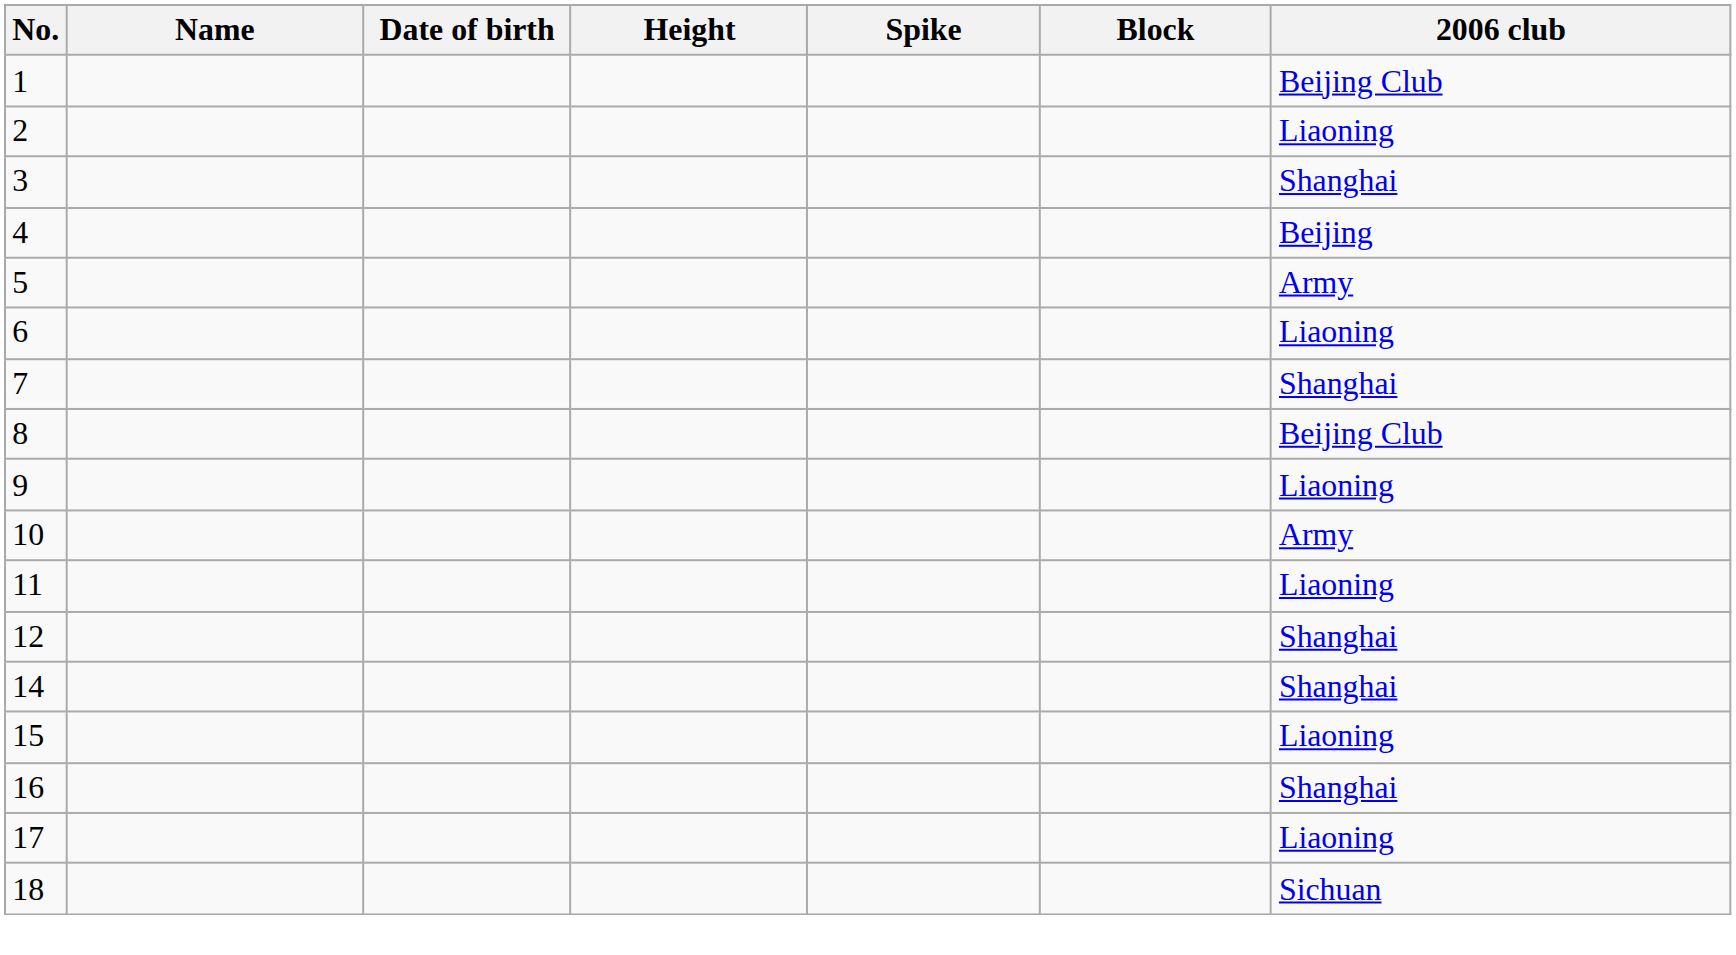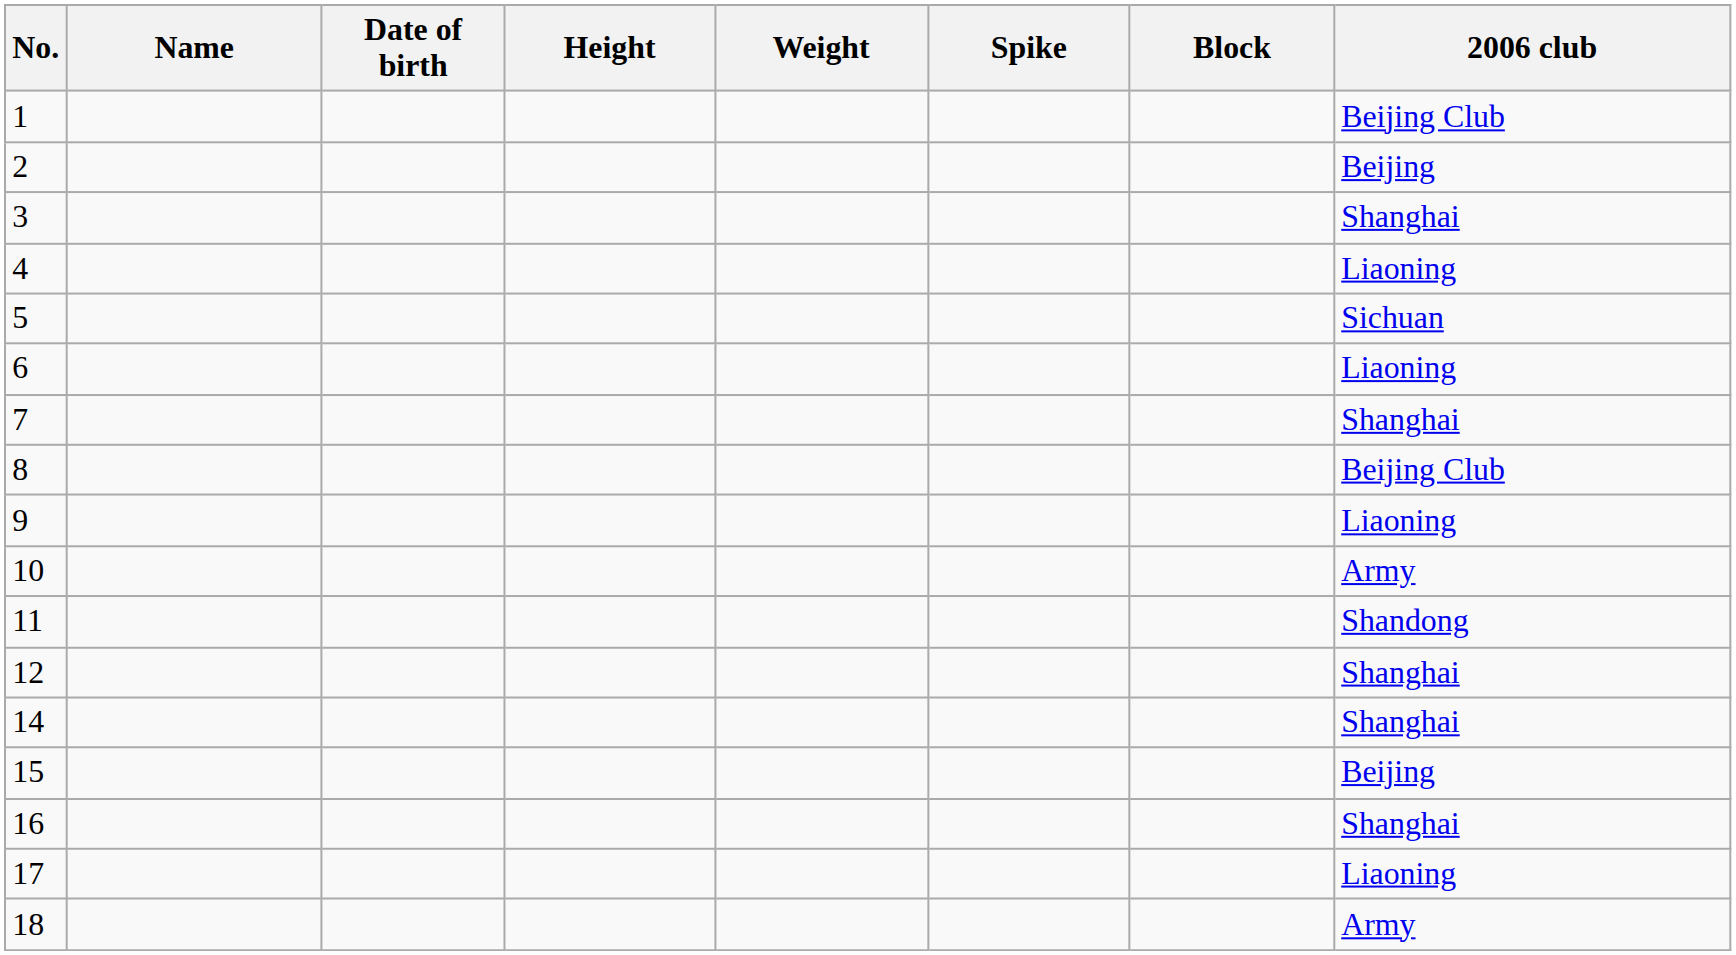+ column: (821, 47)
(1336, 130) Liaoning -> (1388, 166) Beijing
(1326, 231) Beijing -> (1399, 267) Liaoning
(1316, 282) Army -> (1393, 318) Sichuan
(1336, 585) Liaoning -> (1405, 621) Shandong
(1336, 736) Liaoning -> (1388, 772) Beijing
(1330, 888) Sichuan -> (1378, 924) Army
